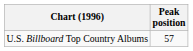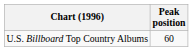(169, 38) 57 -> (169, 38) 60
